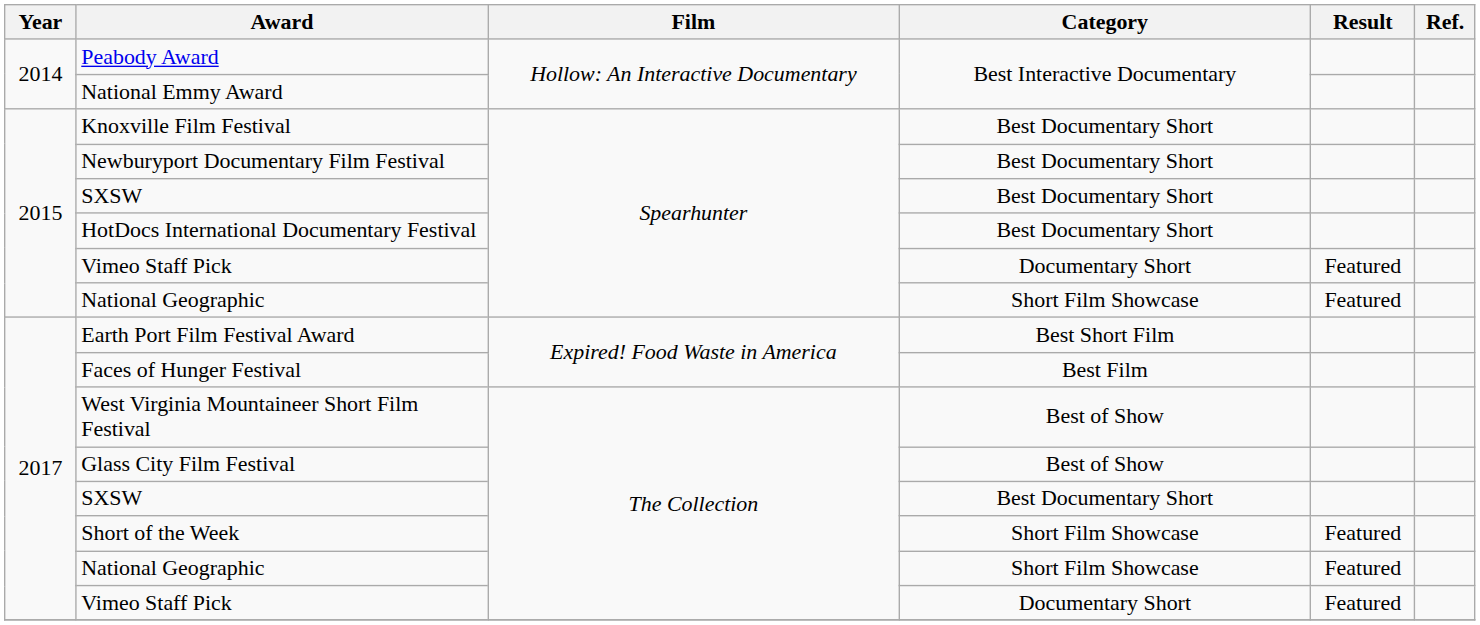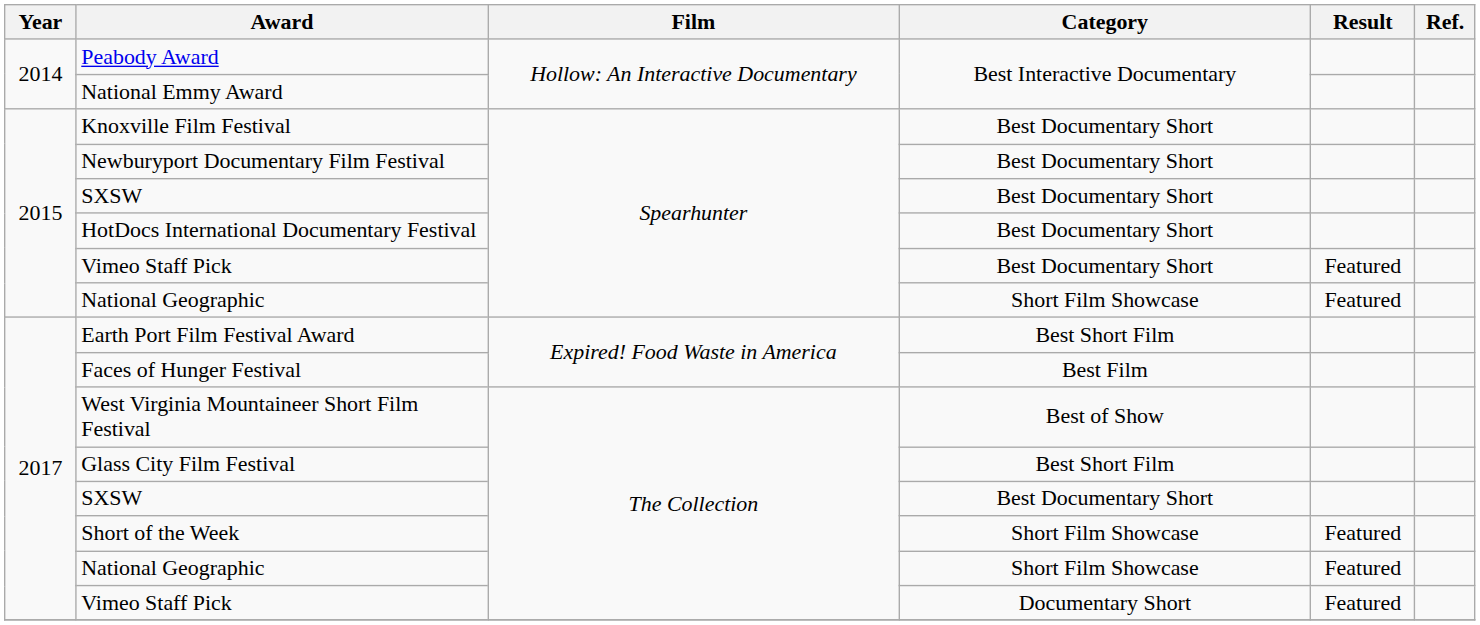(1105, 265) Documentary Short -> (1105, 265) Best Documentary Short
(1105, 463) Best of Show -> (1105, 463) Best Short Film
